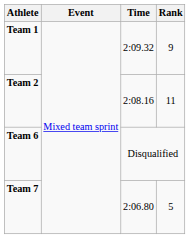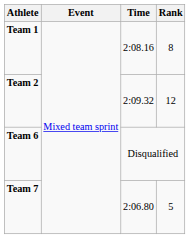(139, 48) 2:09.32 -> (139, 48) 2:08.16
(171, 48) 9 -> (171, 48) 8
(139, 101) 2:08.16 -> (139, 101) 2:09.32
(171, 101) 11 -> (171, 101) 12
